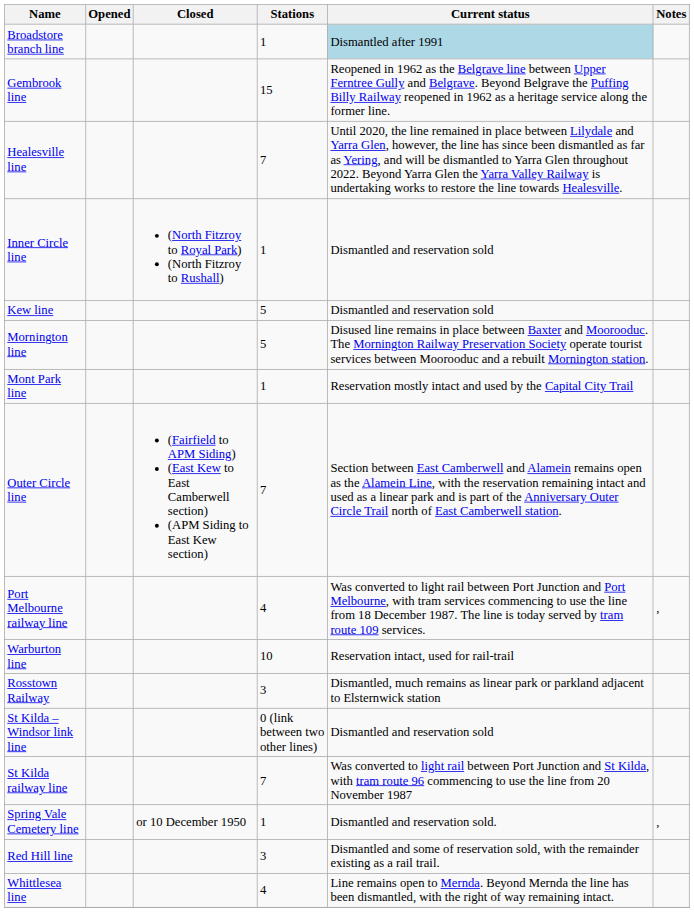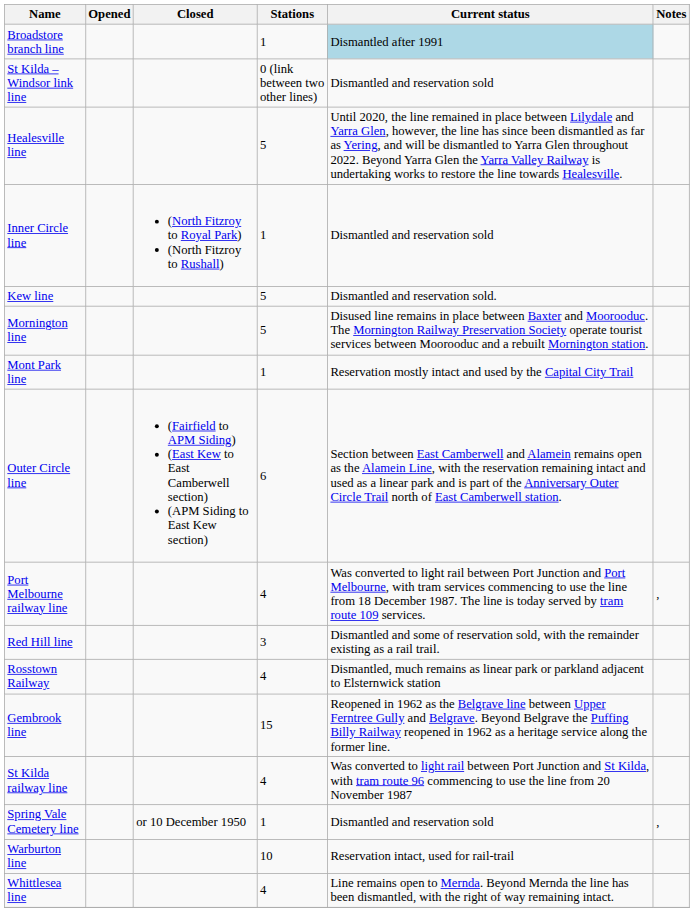rows swapped: (34, 90) <-> (40, 732)
(263, 159) 7 -> (263, 145) 5
(412, 310) Dismantled and reservation sold -> (414, 296) Dismantled and reservation sold.
(263, 490) 7 -> (263, 475) 6
rows swapped: (40, 856) <-> (34, 656)
(263, 690) 3 -> (263, 676) 4
(263, 780) 7 -> (263, 780) 4
(414, 822) Dismantled and reservation sold. -> (412, 822) Dismantled and reservation sold
